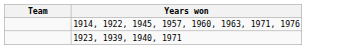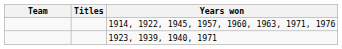+ column: (89, 11)
